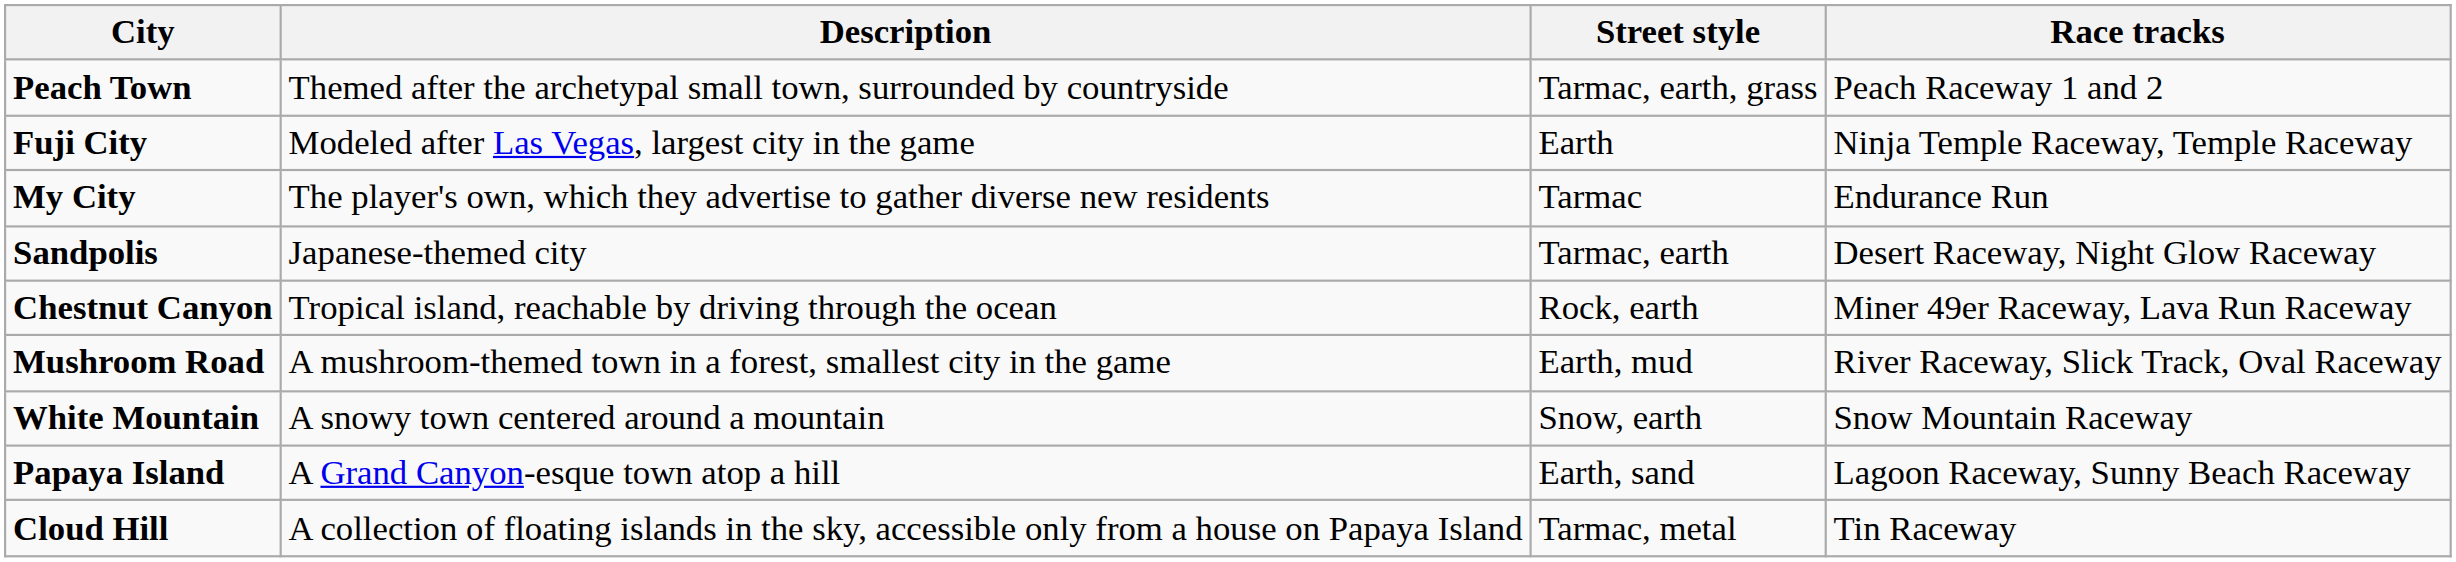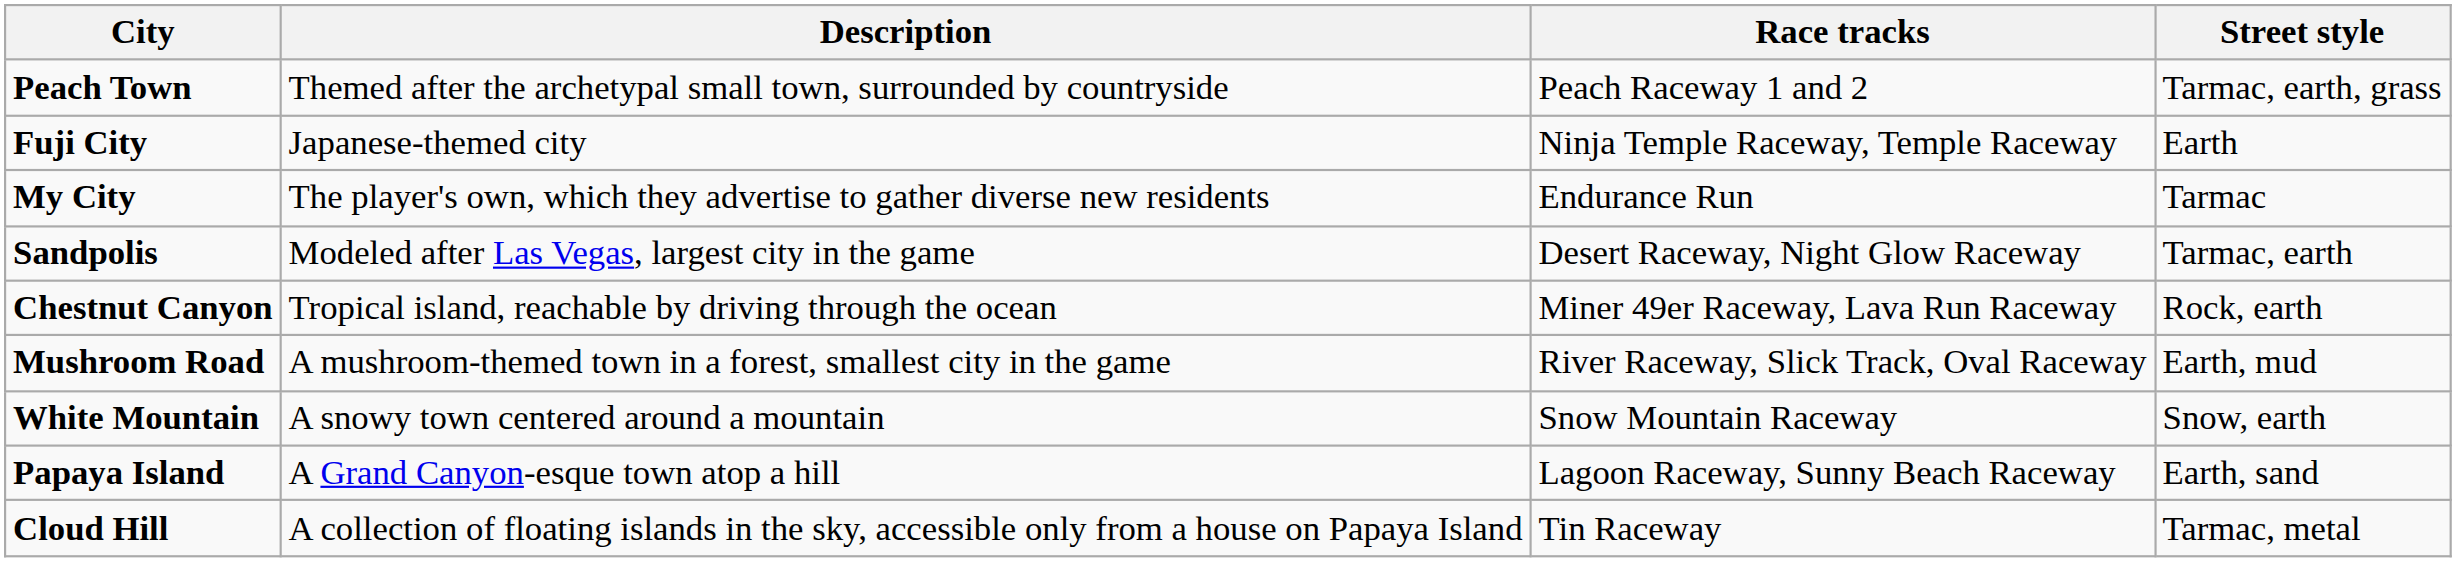columns swapped: (1678, 32) <-> (2138, 32)
(632, 142) Modeled after Las Vegas, largest city in the game -> (438, 142) Japanese-themed city
(438, 252) Japanese-themed city -> (632, 252) Modeled after Las Vegas, largest city in the game
